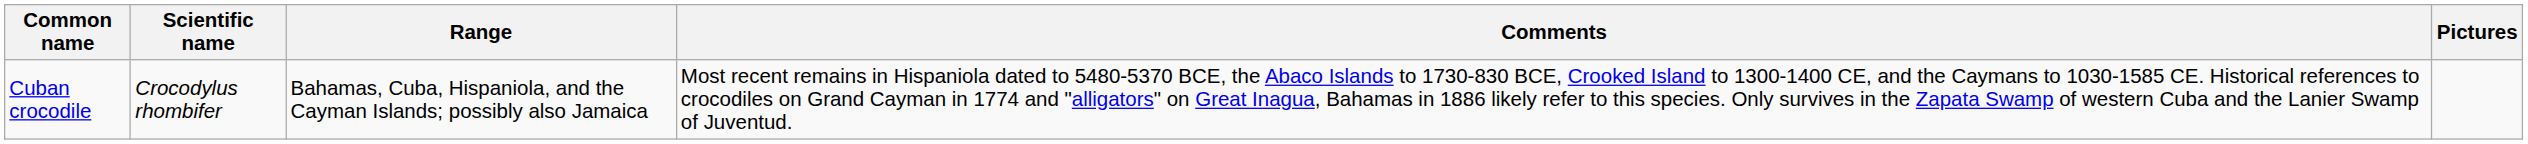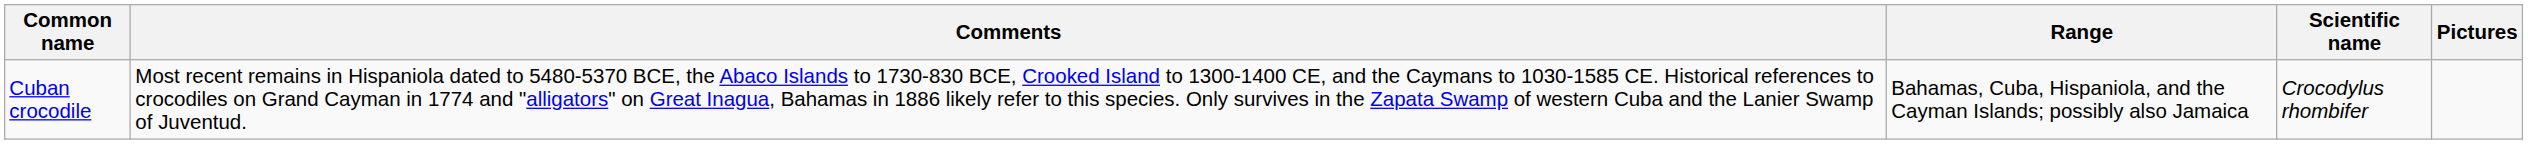columns swapped: (208, 32) <-> (1554, 32)
